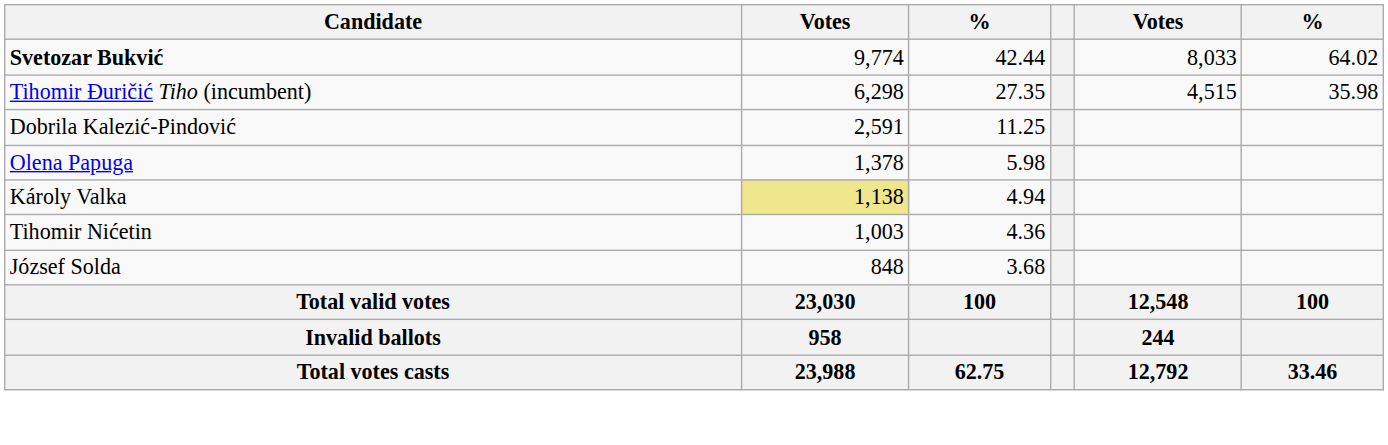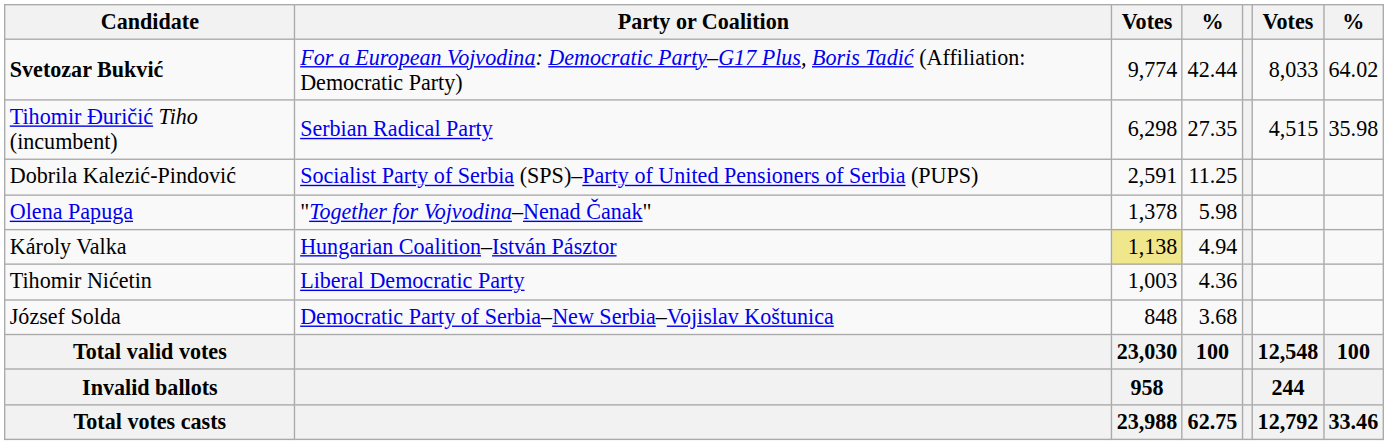+ column: (703, 22)
